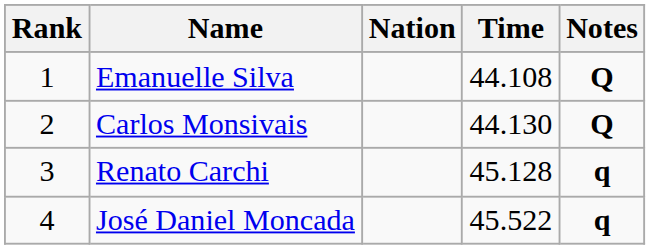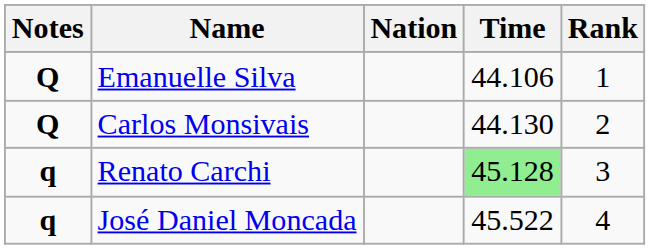columns swapped: (47, 28) <-> (602, 28)
(511, 76) 44.108 -> (513, 76) 44.106
(511, 171) no background -> (513, 171) lightgreen background
